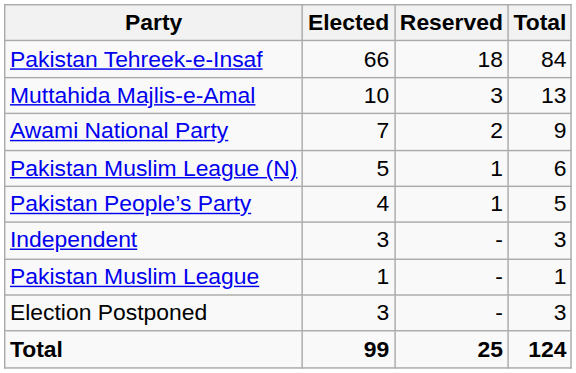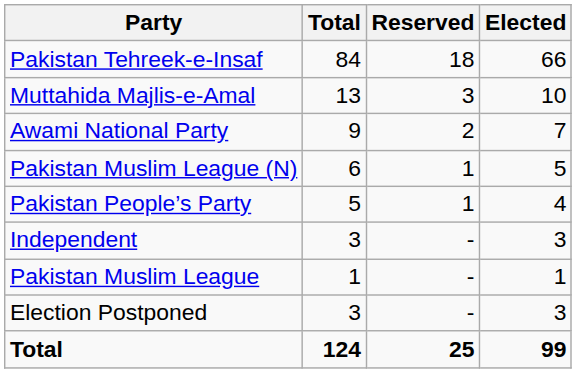columns swapped: (349, 22) <-> (540, 22)
